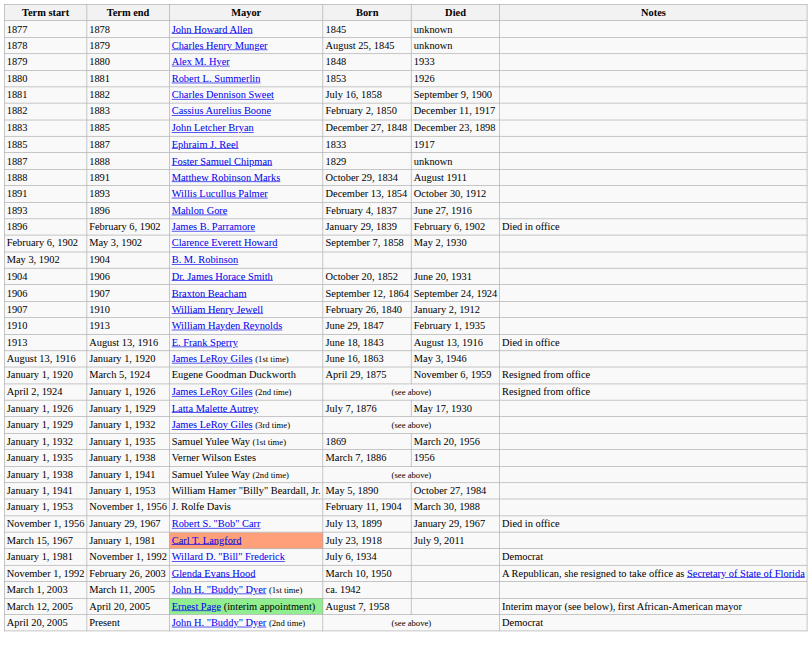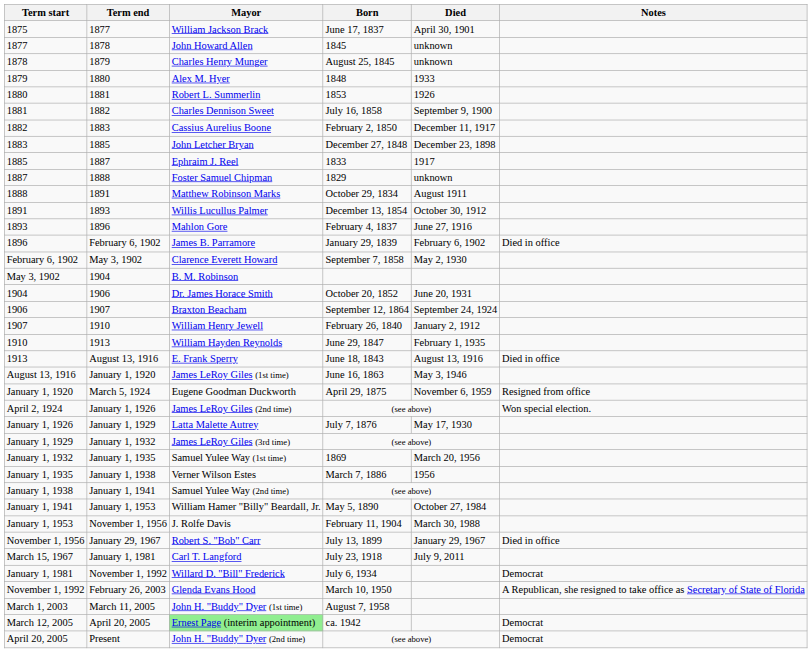+ row: (17, 29)
(546, 392) Resigned from office -> (547, 408) Won special election.
(207, 540) lightsalmon background -> (207, 557) no background
(343, 590) ca. 1942 -> (357, 606) August 7, 1958
(357, 606) August 7, 1958 -> (343, 623) ca. 1942
(622, 606) Interim mayor (see below), first African-American mayor -> (523, 623) Democrat
